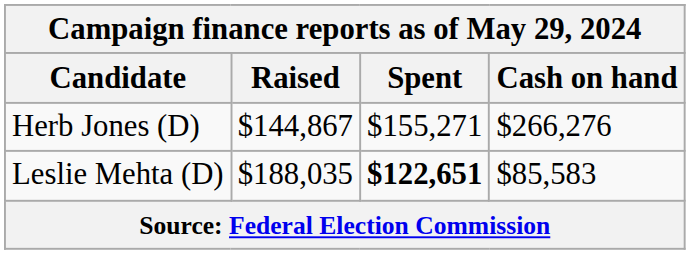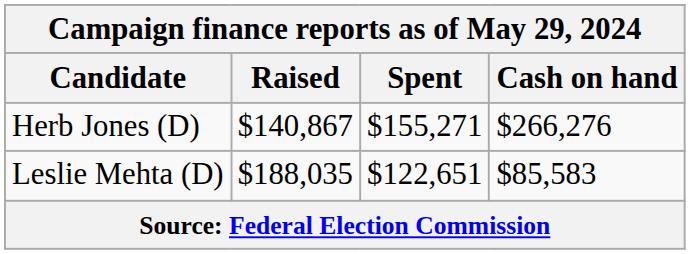(295, 126) $144,867 -> (295, 126) $140,867
(425, 175) bold -> (425, 175) normal
